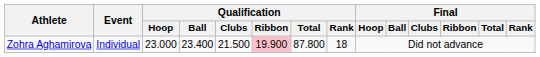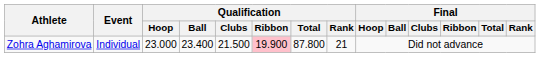(342, 45) 18 -> (342, 45) 21
